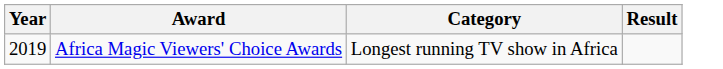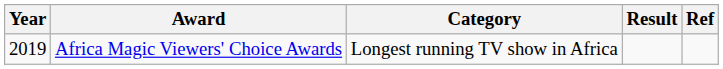+ column: (700, 19)
